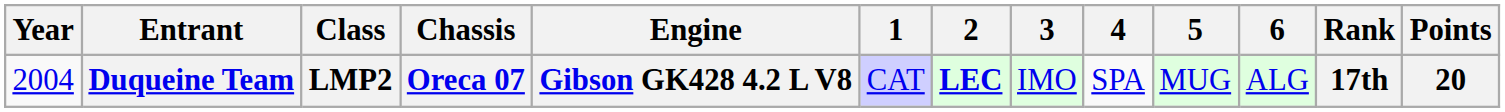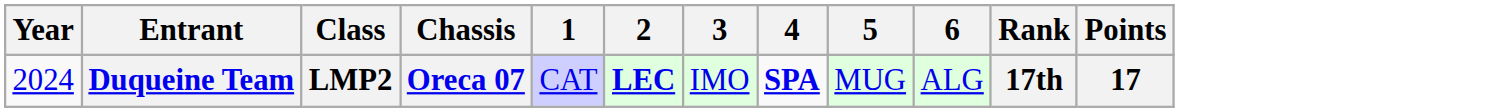- column: (696, 29)
(43, 80) 2004 -> (43, 80) 2024
(1118, 80) normal -> (792, 80) bold
(1451, 80) 20 -> (1126, 80) 17
